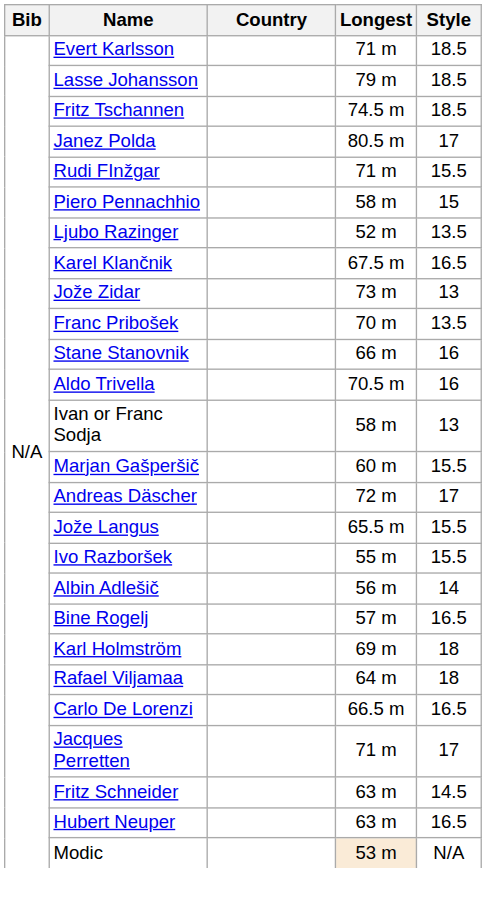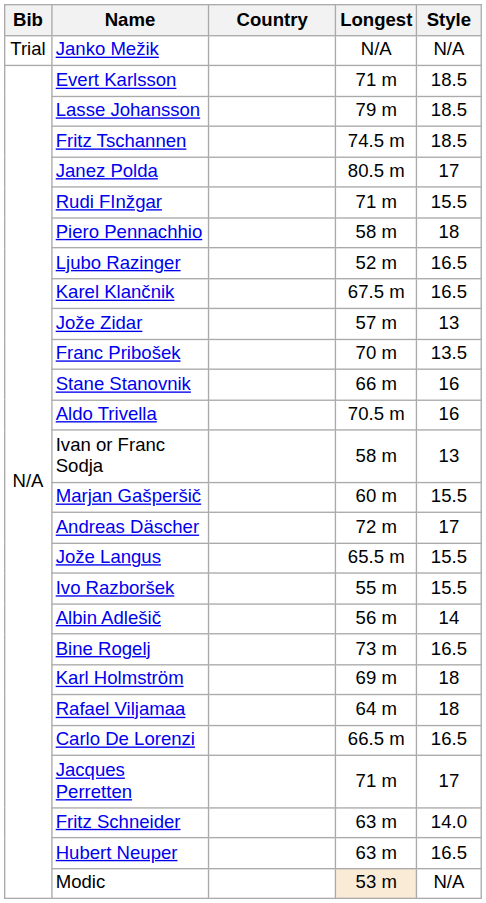+ row: (107, 49)
(449, 201) 15 -> (449, 232) 18
(449, 232) 13.5 -> (449, 262) 16.5
(376, 292) 73 m -> (376, 323) 57 m
(376, 618) 57 m -> (376, 648) 73 m
(449, 791) 14.5 -> (449, 822) 14.0
